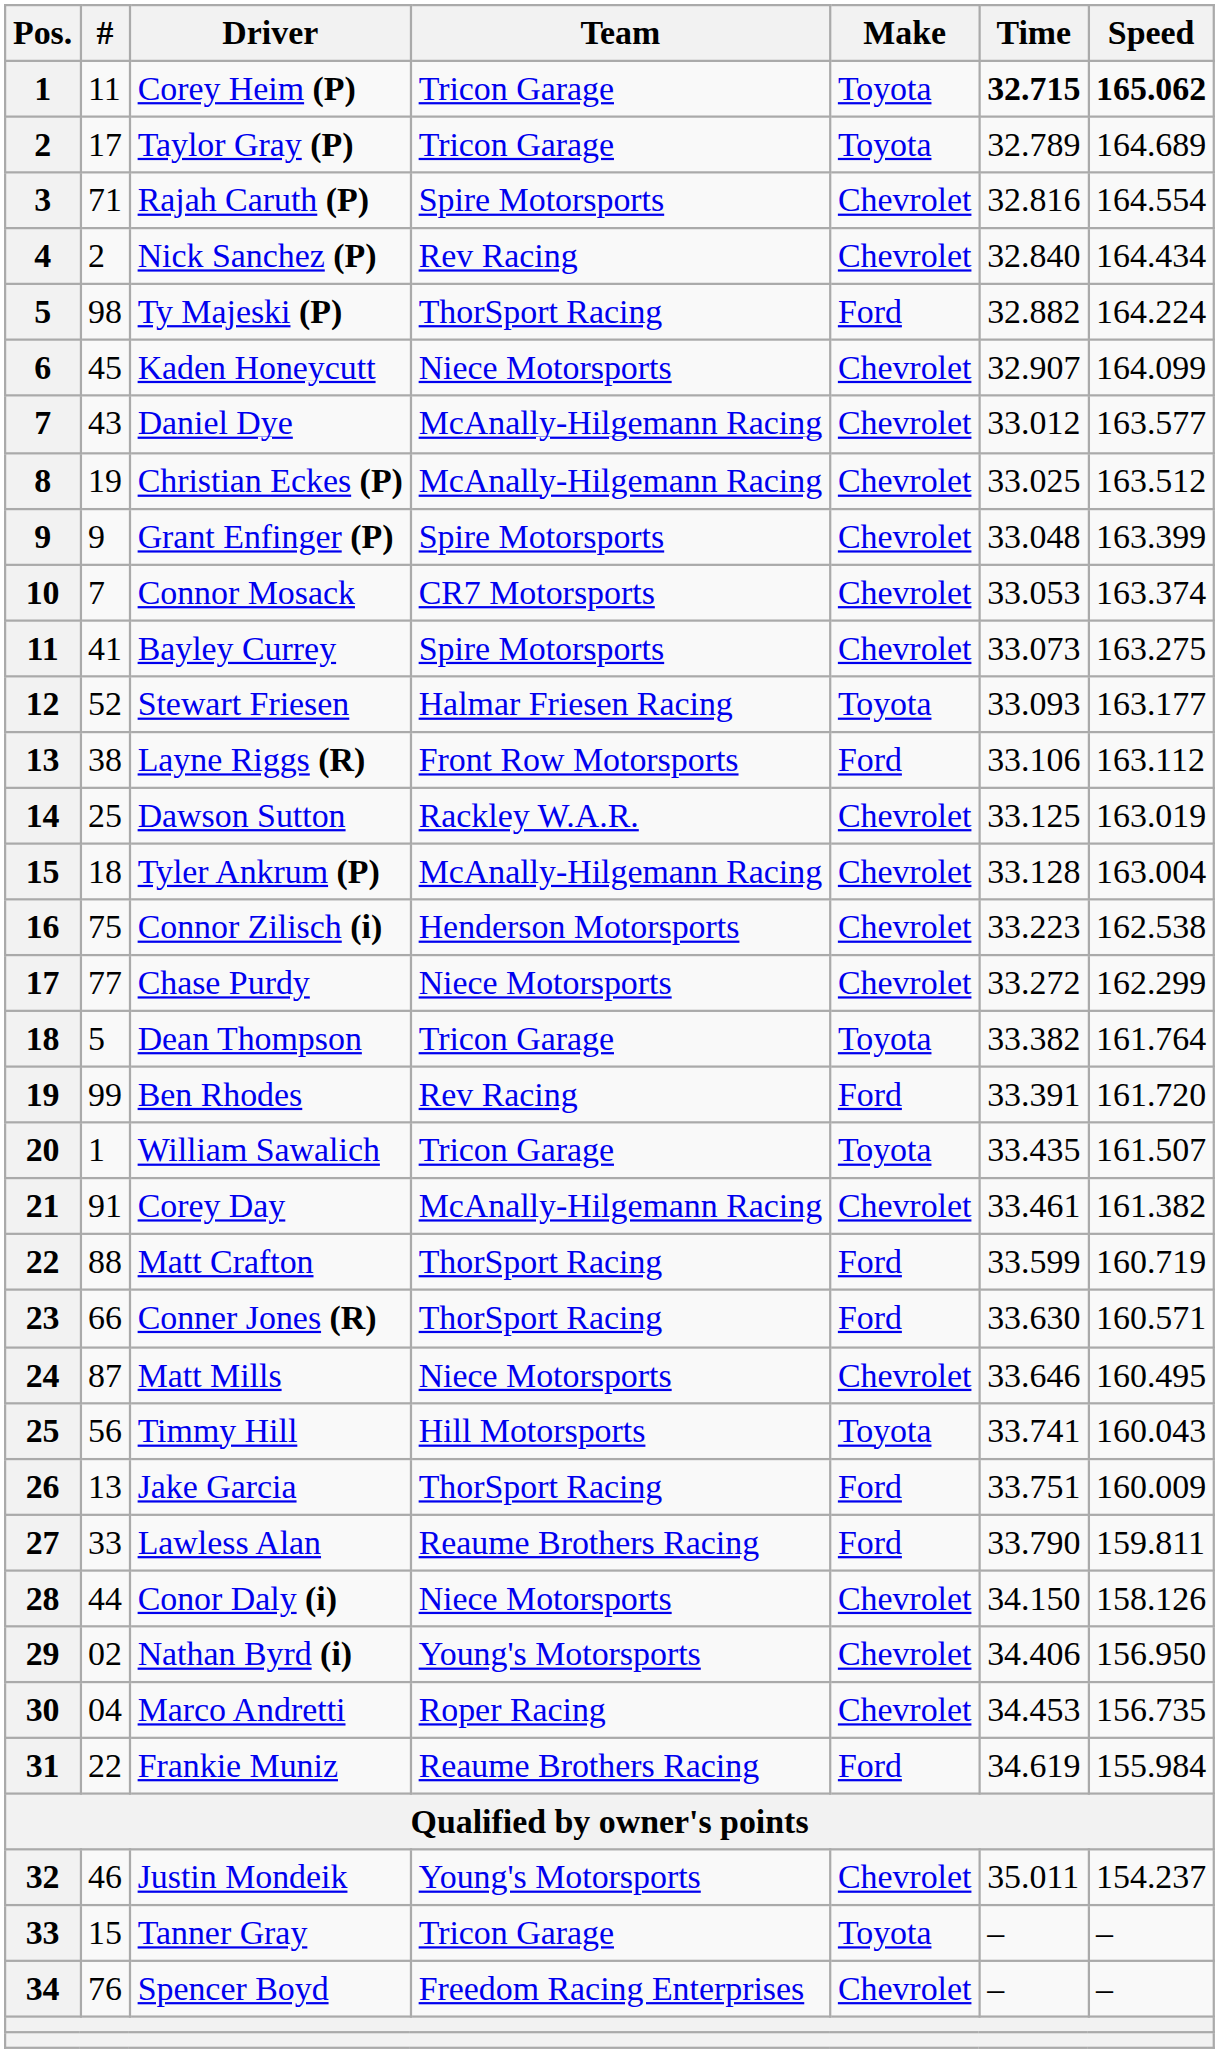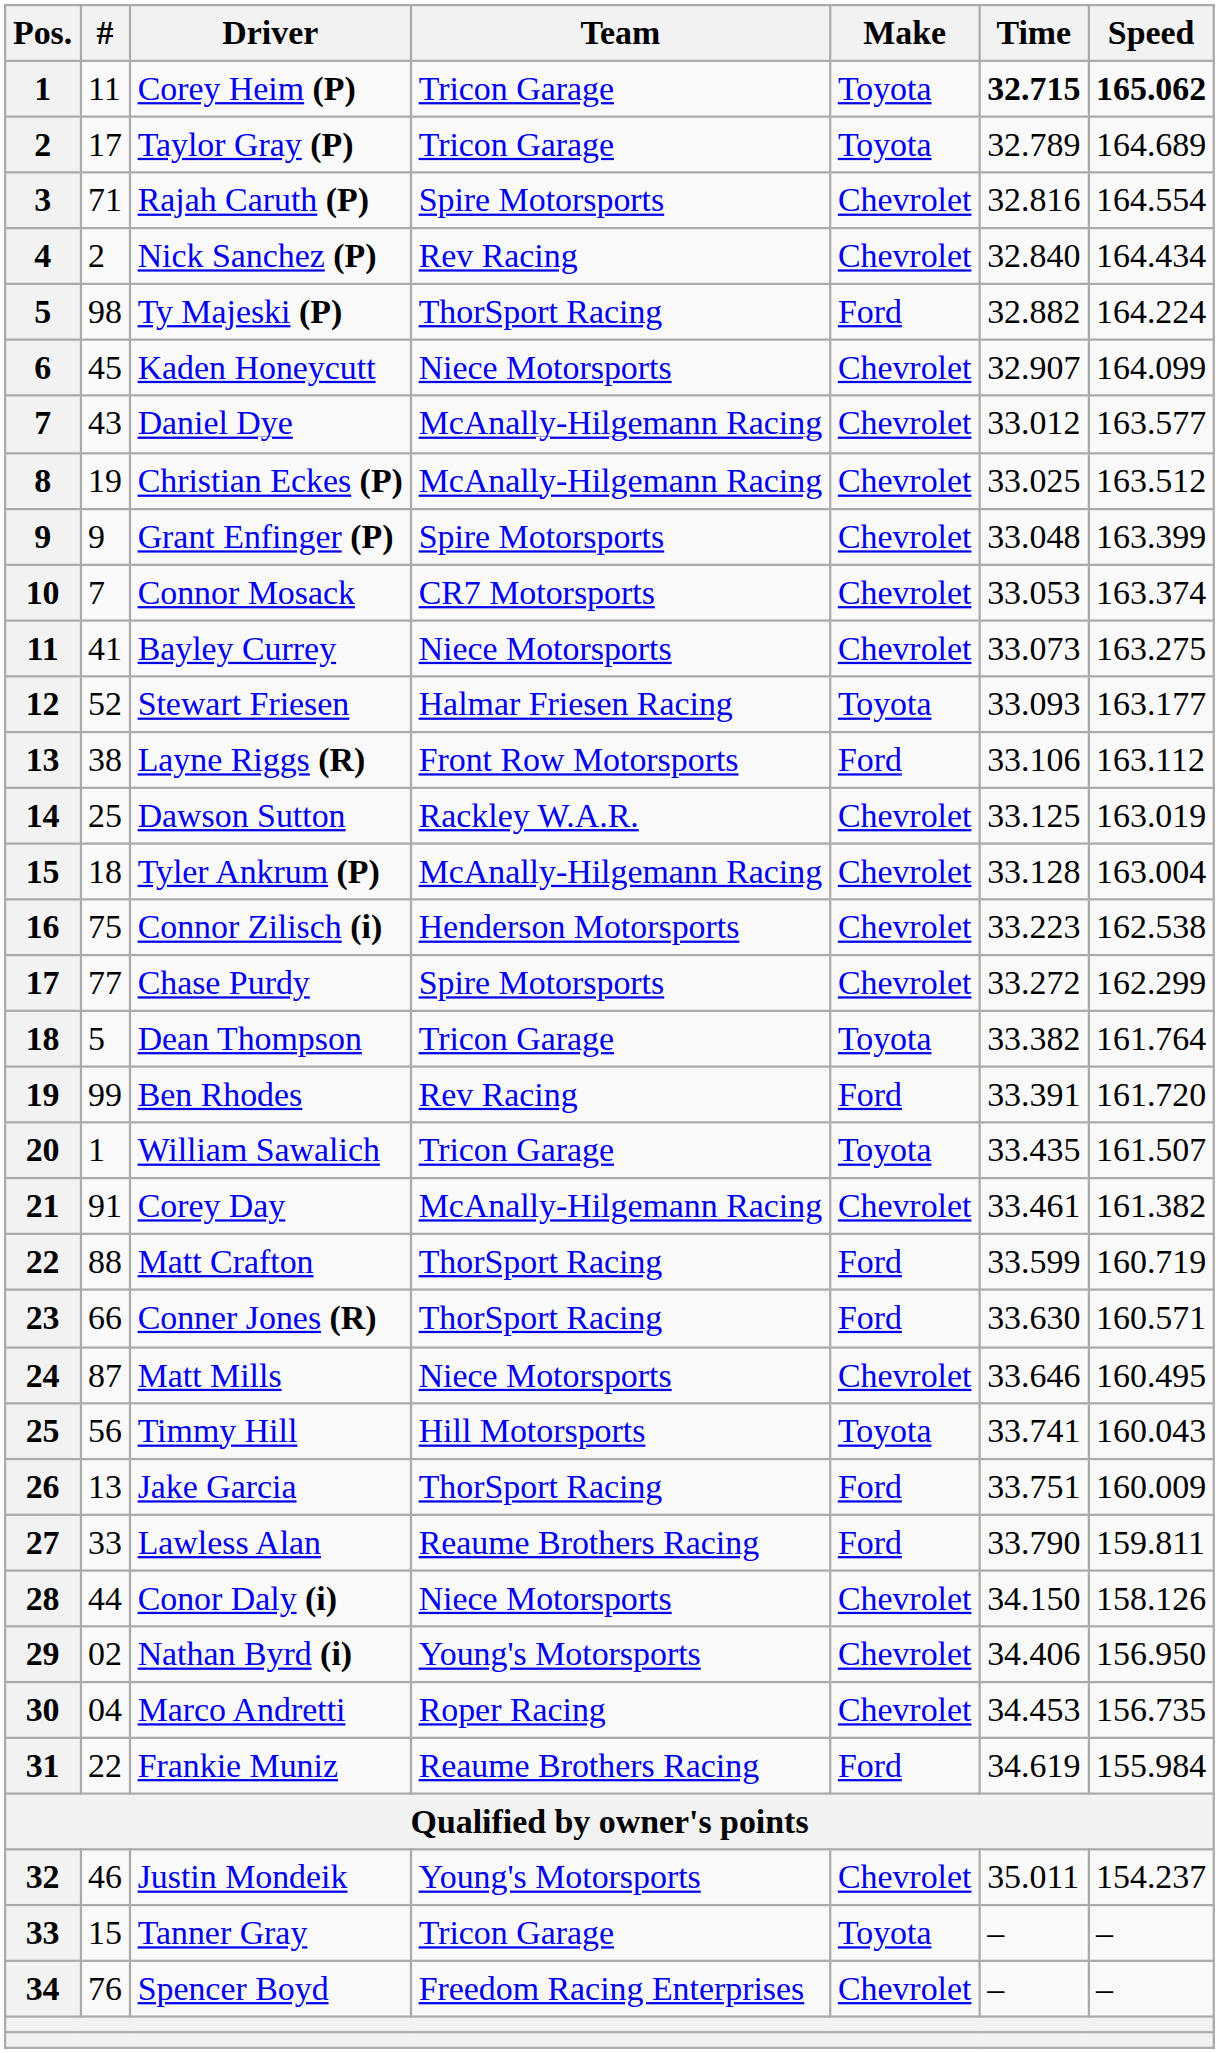(541, 647) Spire Motorsports -> (545, 647) Niece Motorsports
(545, 982) Niece Motorsports -> (541, 982) Spire Motorsports
